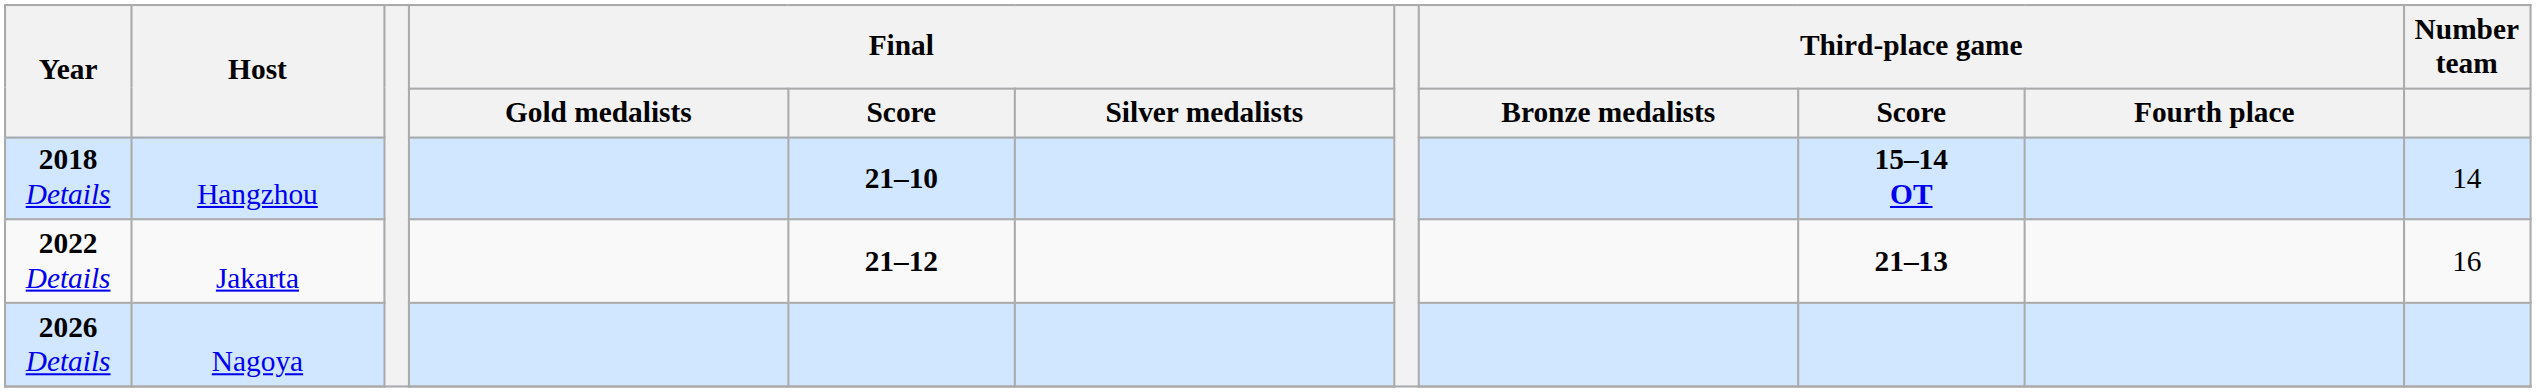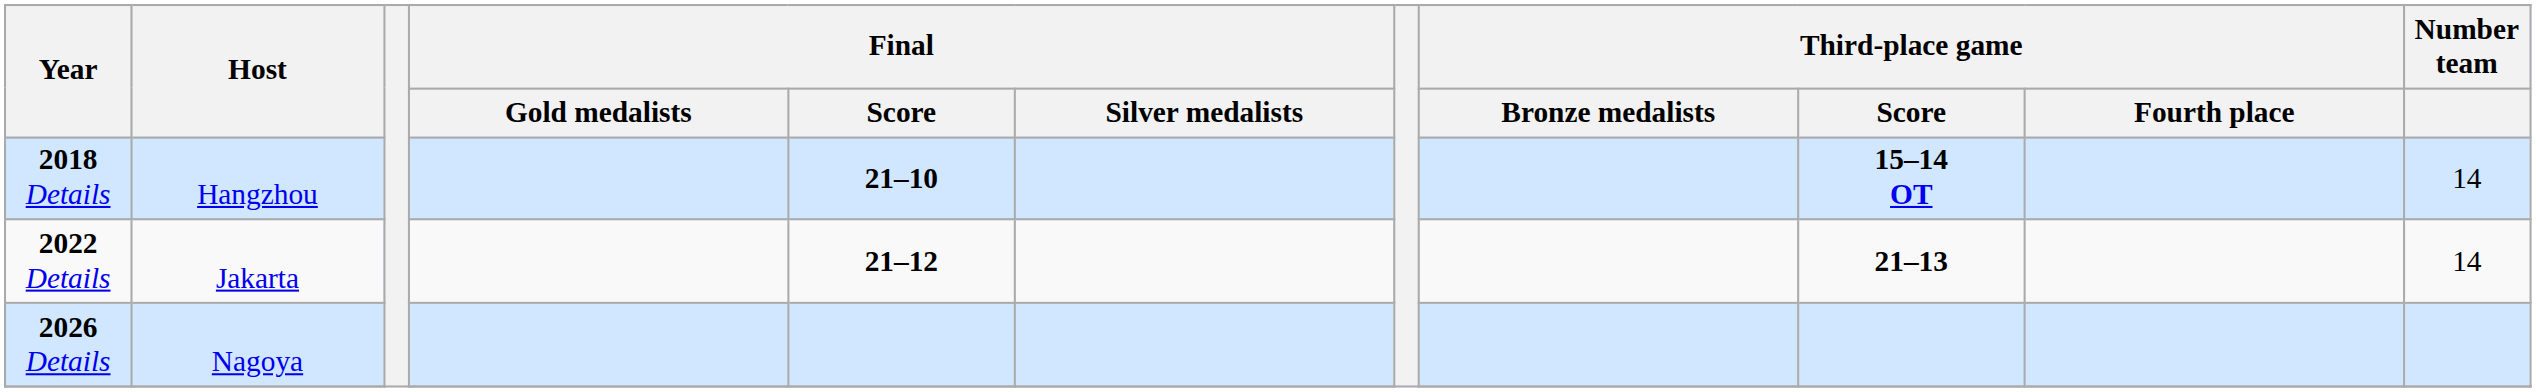(2467, 261) 16 -> (2467, 261) 14
